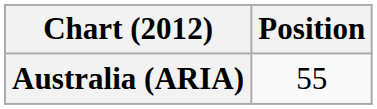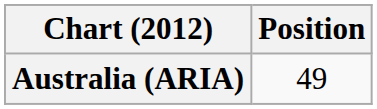(312, 78) 55 -> (312, 78) 49
